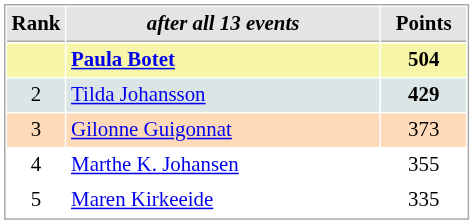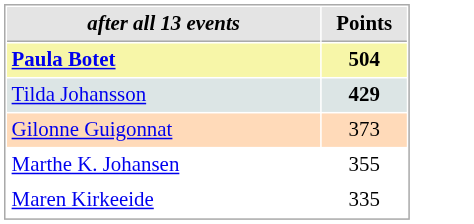- column: (36, 23)
